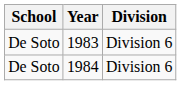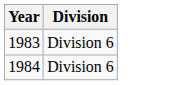- column: (34, 17)
